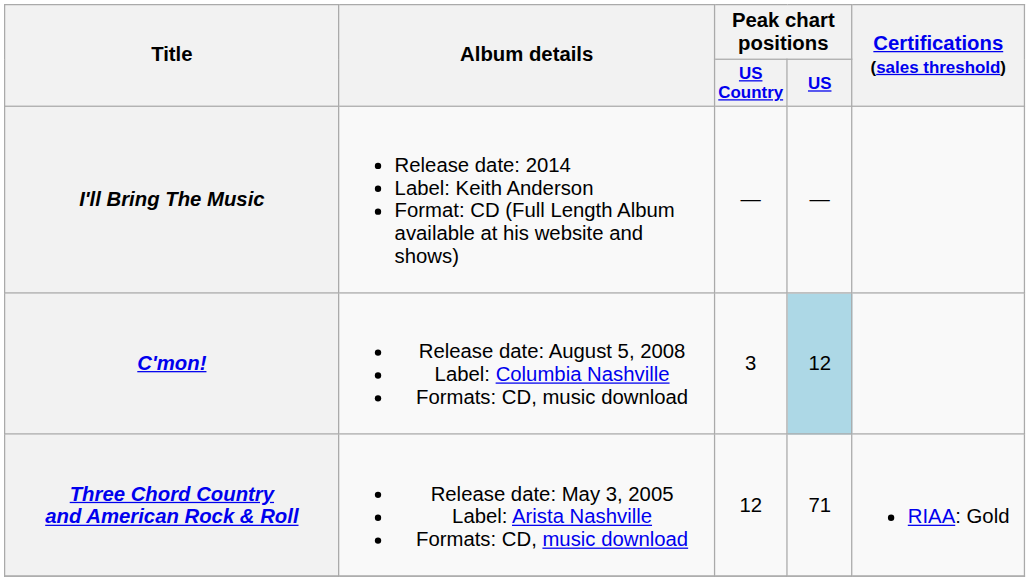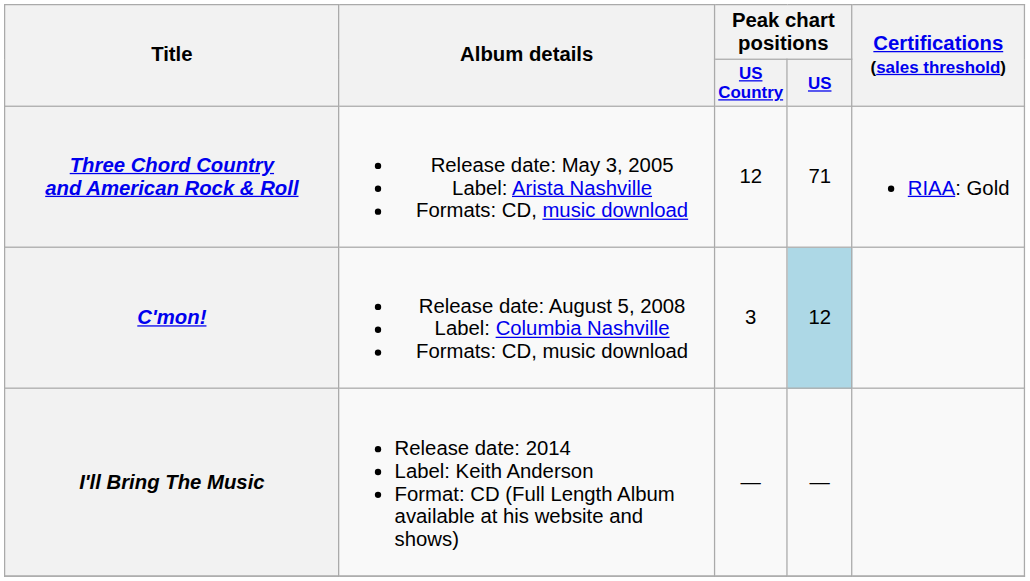rows swapped: (172, 505) <-> (172, 199)
